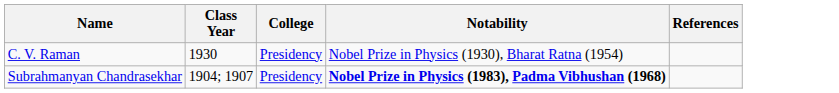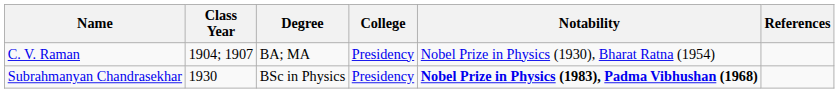+ column: (302, 23)
(203, 54) 1930 -> (221, 54) 1904; 1907
(221, 76) 1904; 1907 -> (203, 76) 1930
